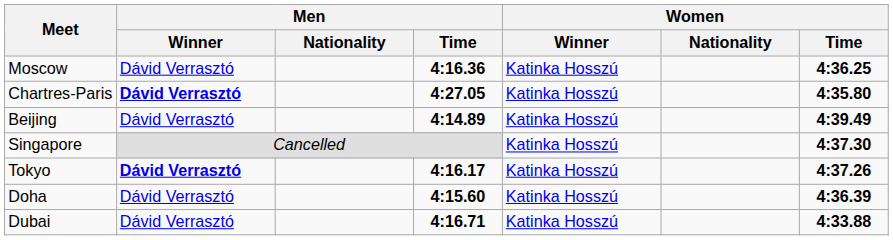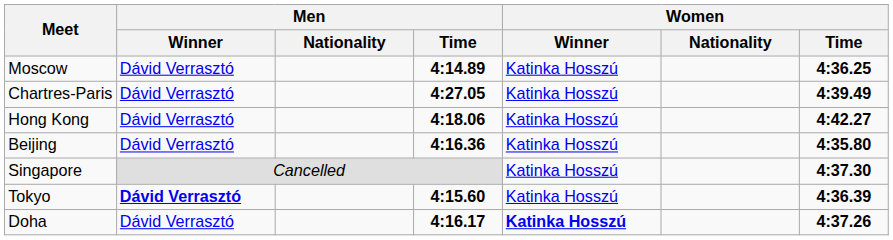(458, 68) 4:16.36 -> (458, 68) 4:14.89
(180, 94) bold -> (177, 94) normal
(844, 94) 4:35.80 -> (844, 94) 4:39.49
+ row: (49, 119)
(458, 119) 4:14.89 -> (458, 145) 4:16.36
(844, 119) 4:39.49 -> (844, 145) 4:35.80
(458, 171) 4:16.17 -> (458, 196) 4:15.60
(844, 171) 4:37.26 -> (844, 196) 4:36.39
(458, 196) 4:15.60 -> (458, 222) 4:16.17
(562, 196) normal -> (566, 222) bold
(844, 196) 4:36.39 -> (844, 222) 4:37.26
- row: (29, 222)
